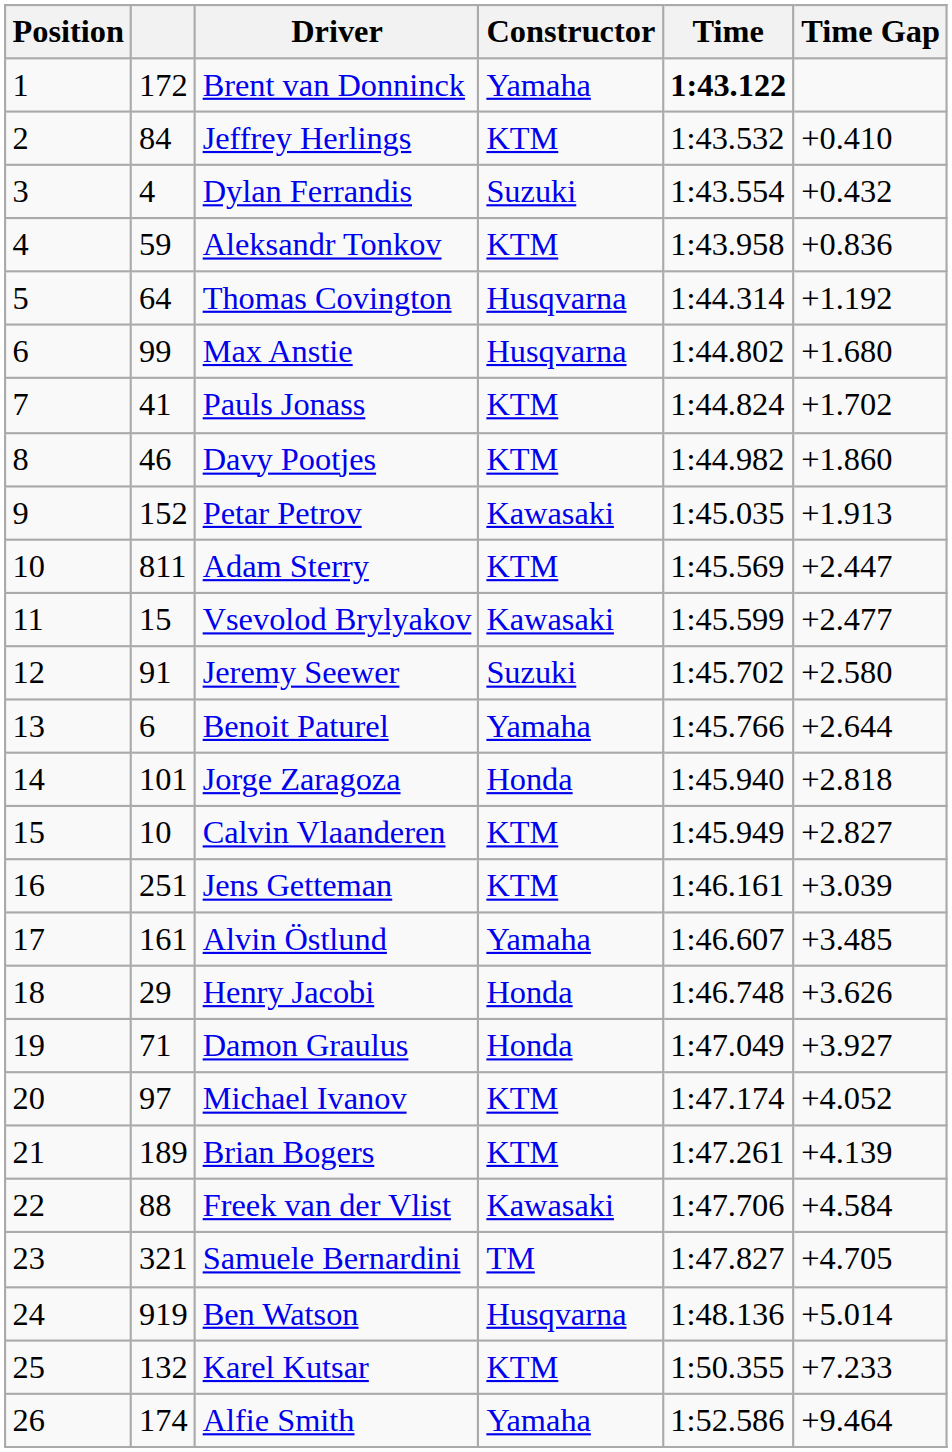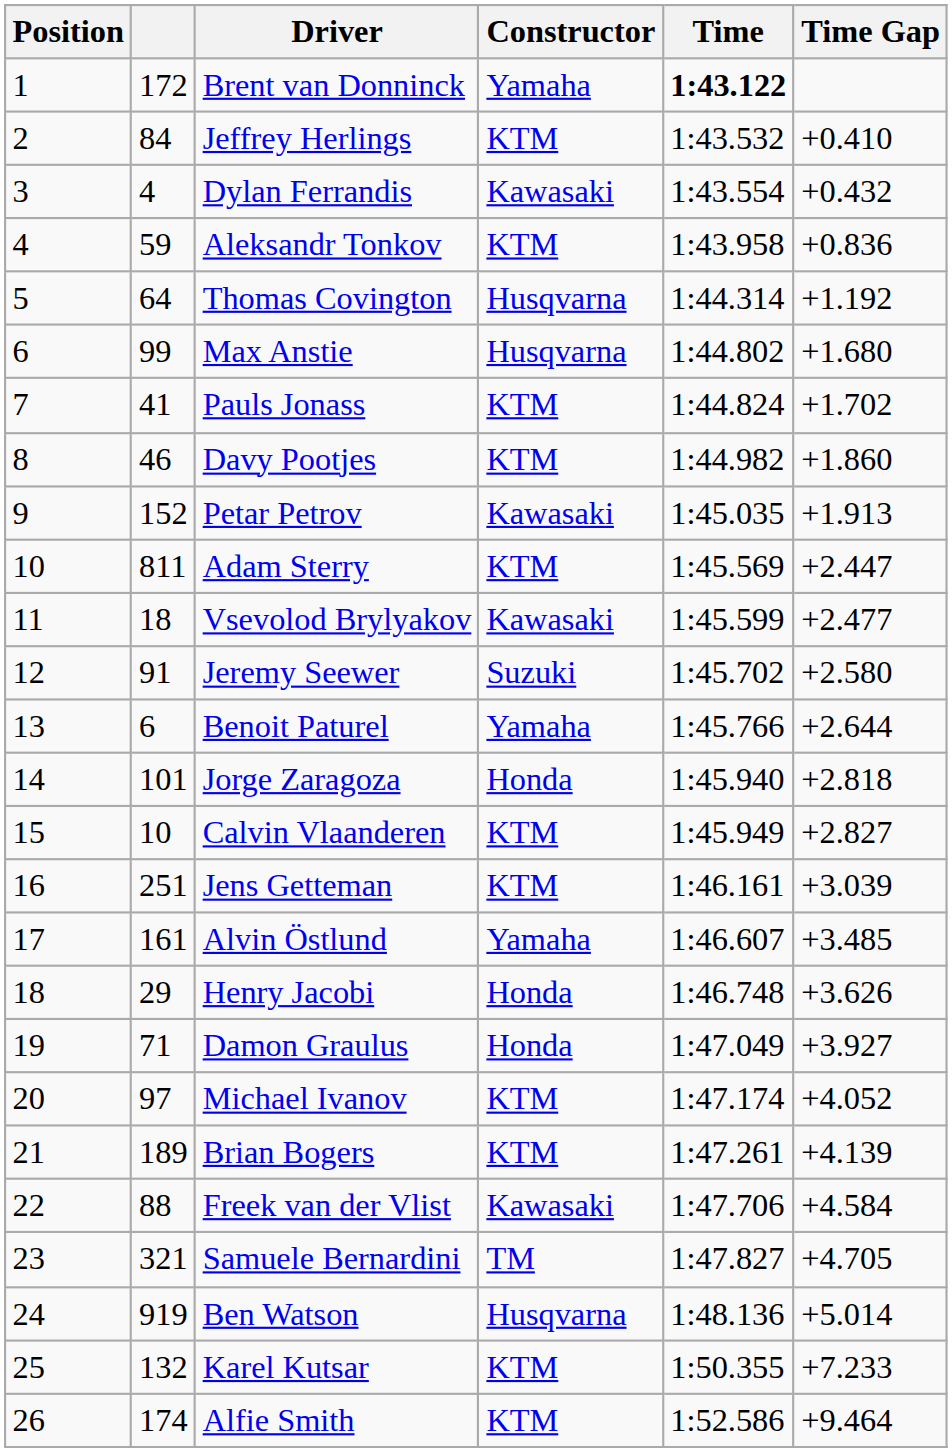(531, 191) Suzuki -> (550, 191) Kawasaki
(155, 618) 15 -> (155, 618) 18
(539, 1419) Yamaha -> (522, 1419) KTM
